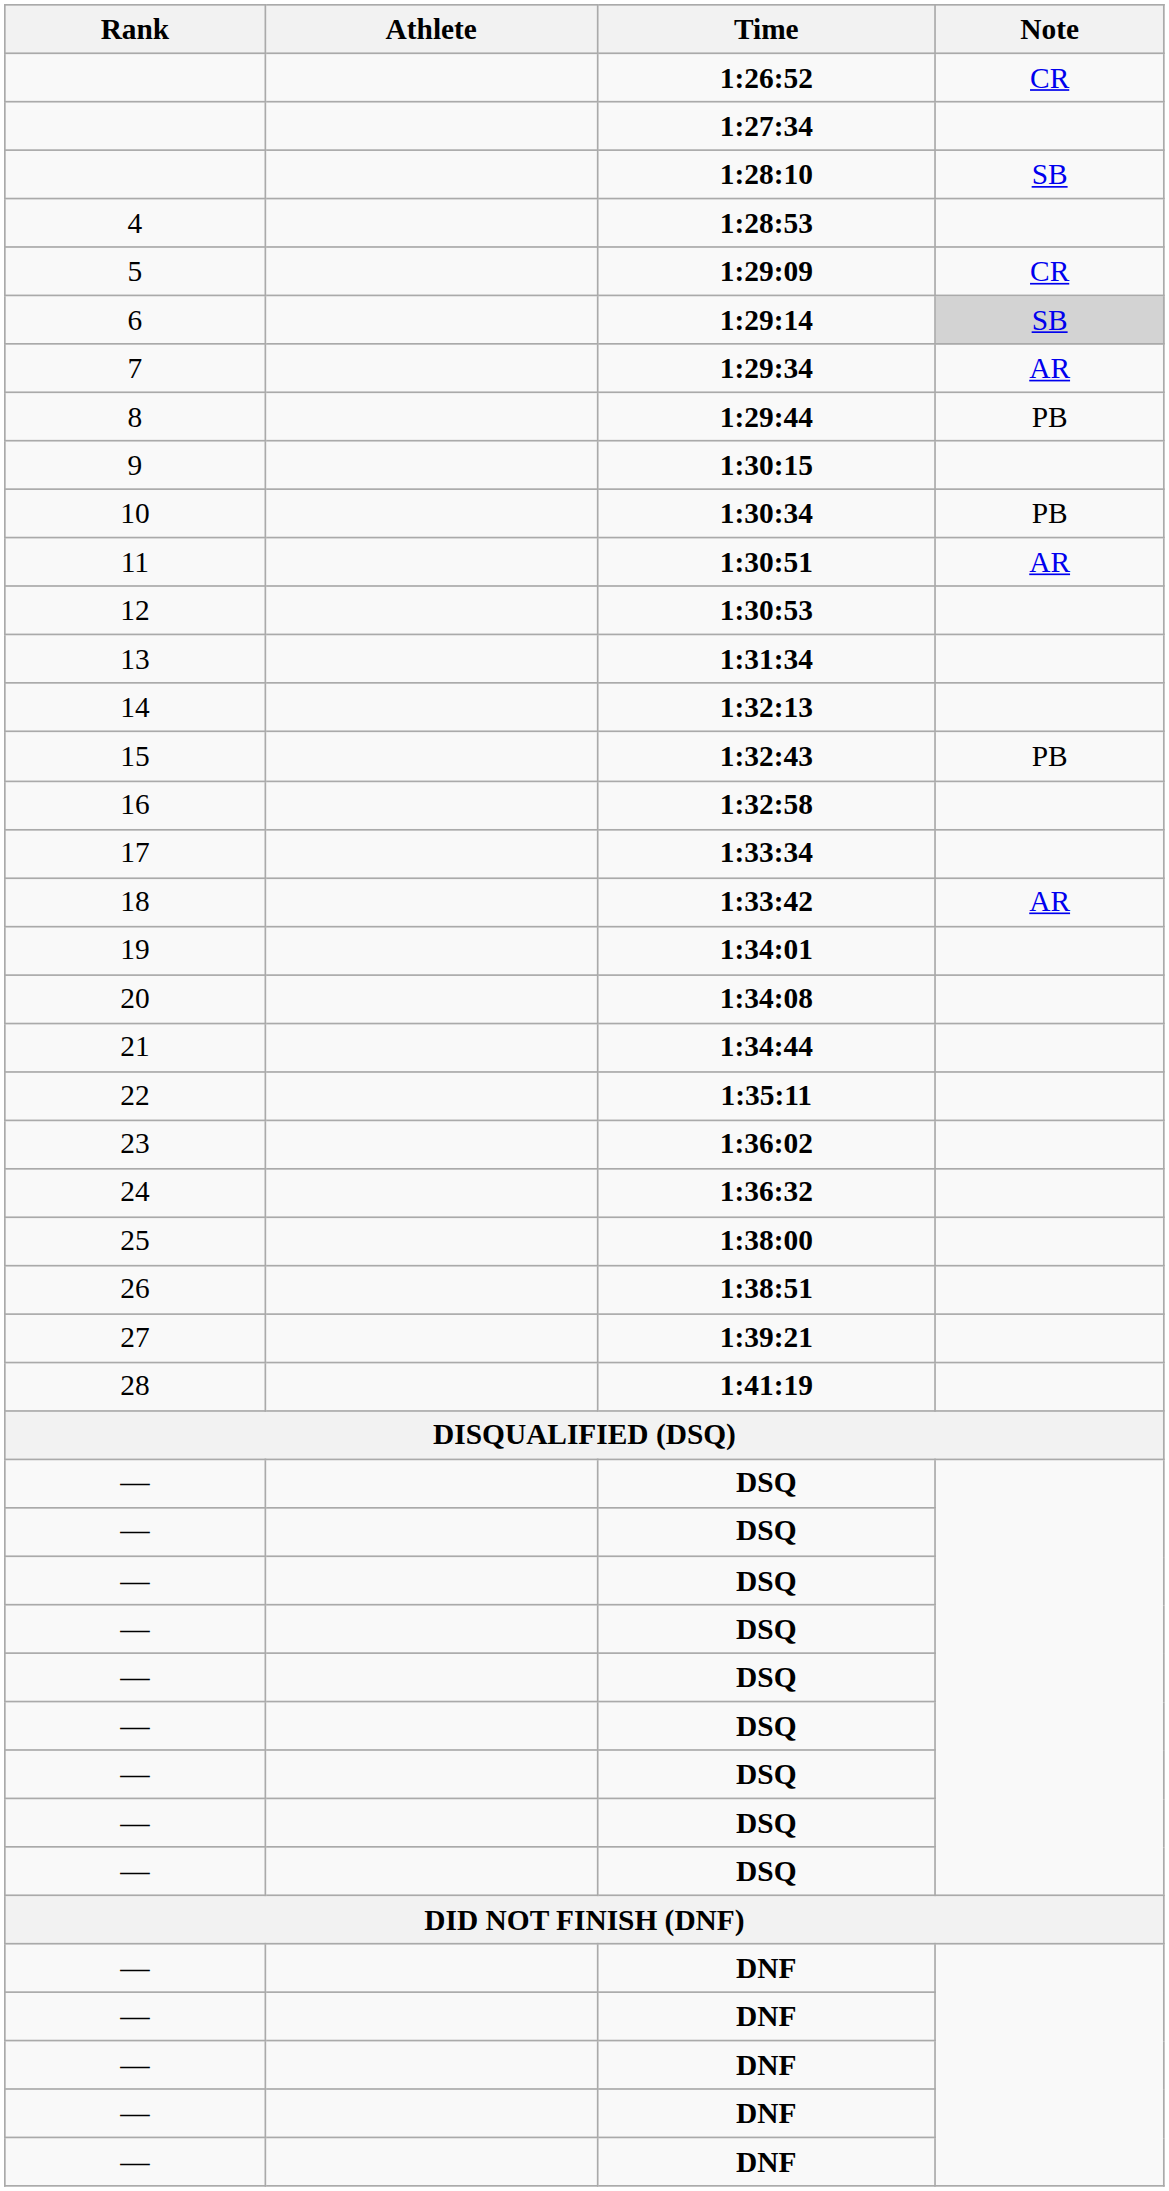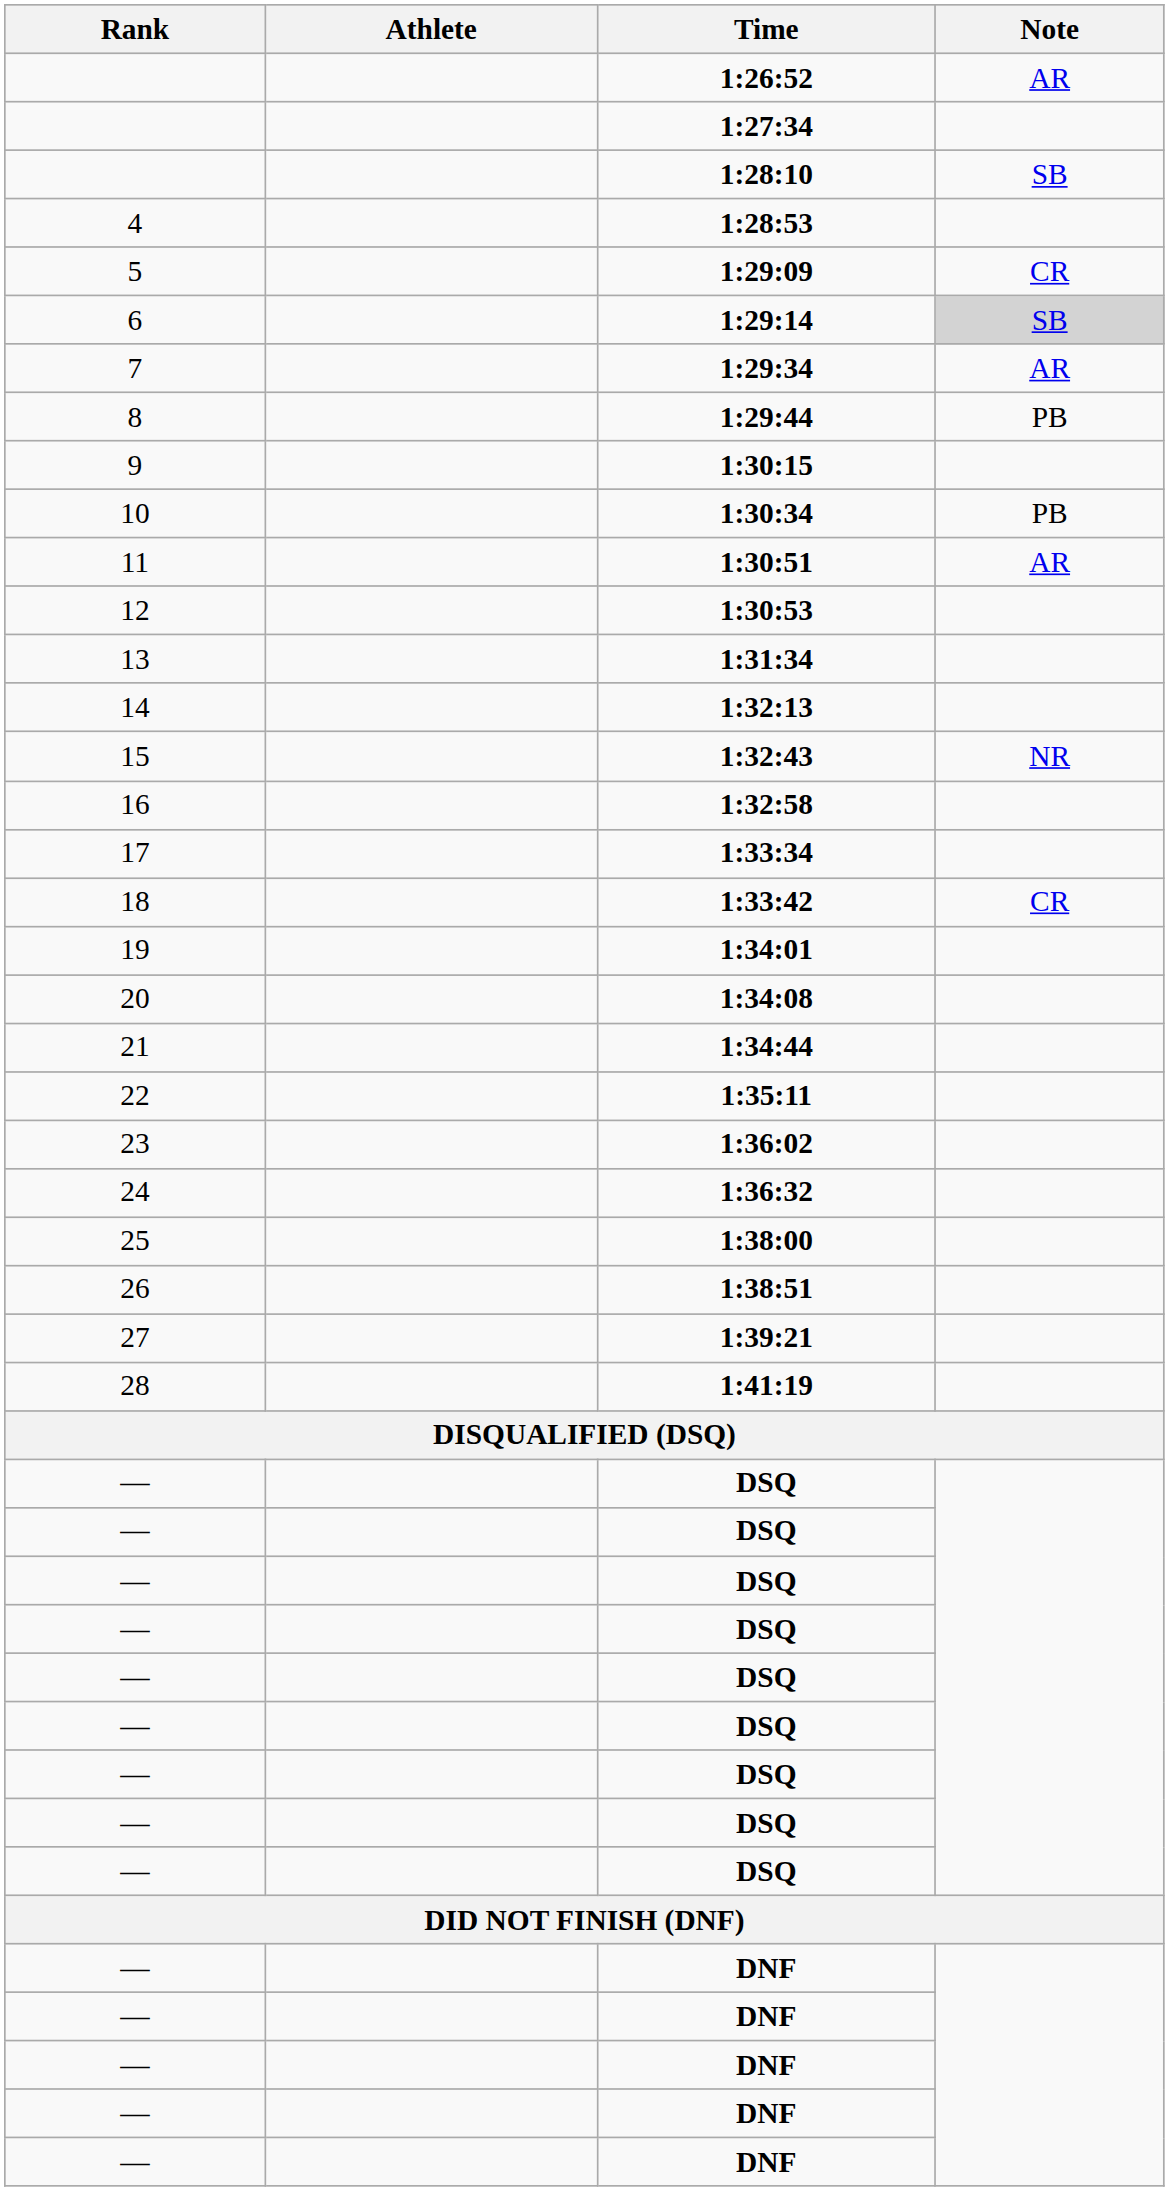(1050, 76) CR -> (1050, 76) AR
(1050, 755) PB -> (1050, 755) NR
(1050, 901) AR -> (1050, 901) CR
